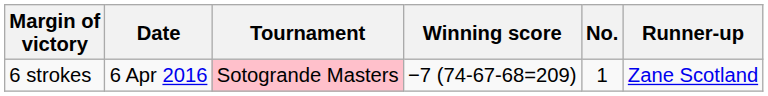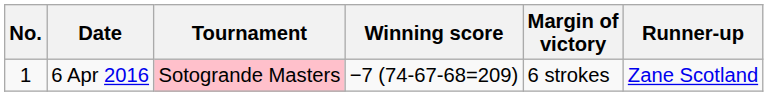columns swapped: (602, 32) <-> (55, 32)
